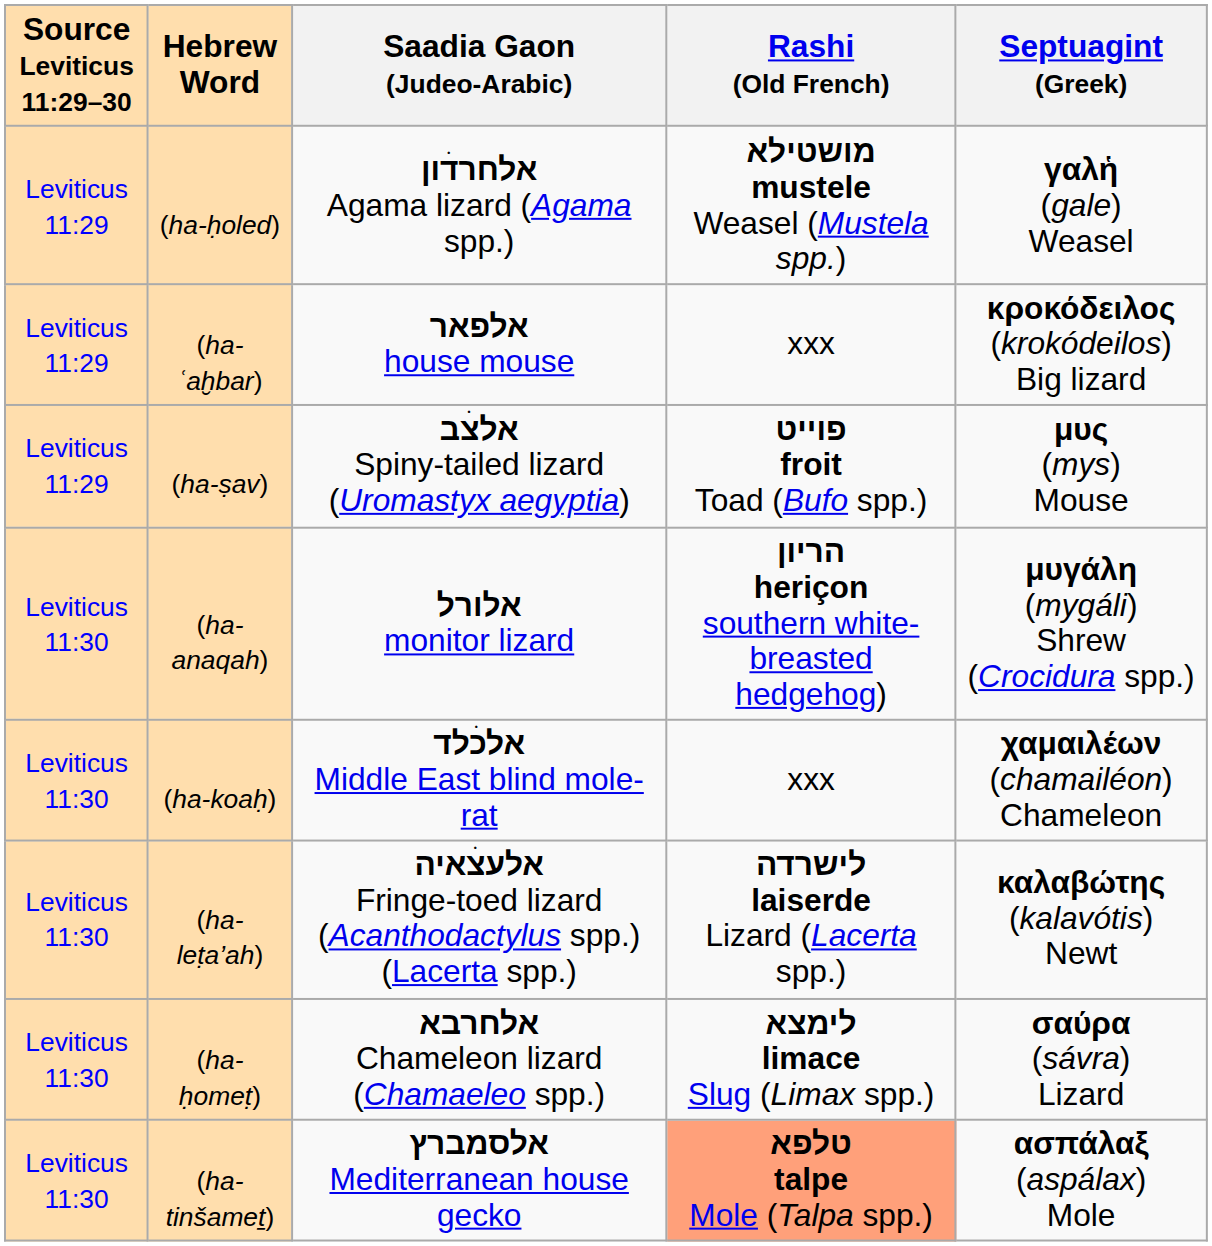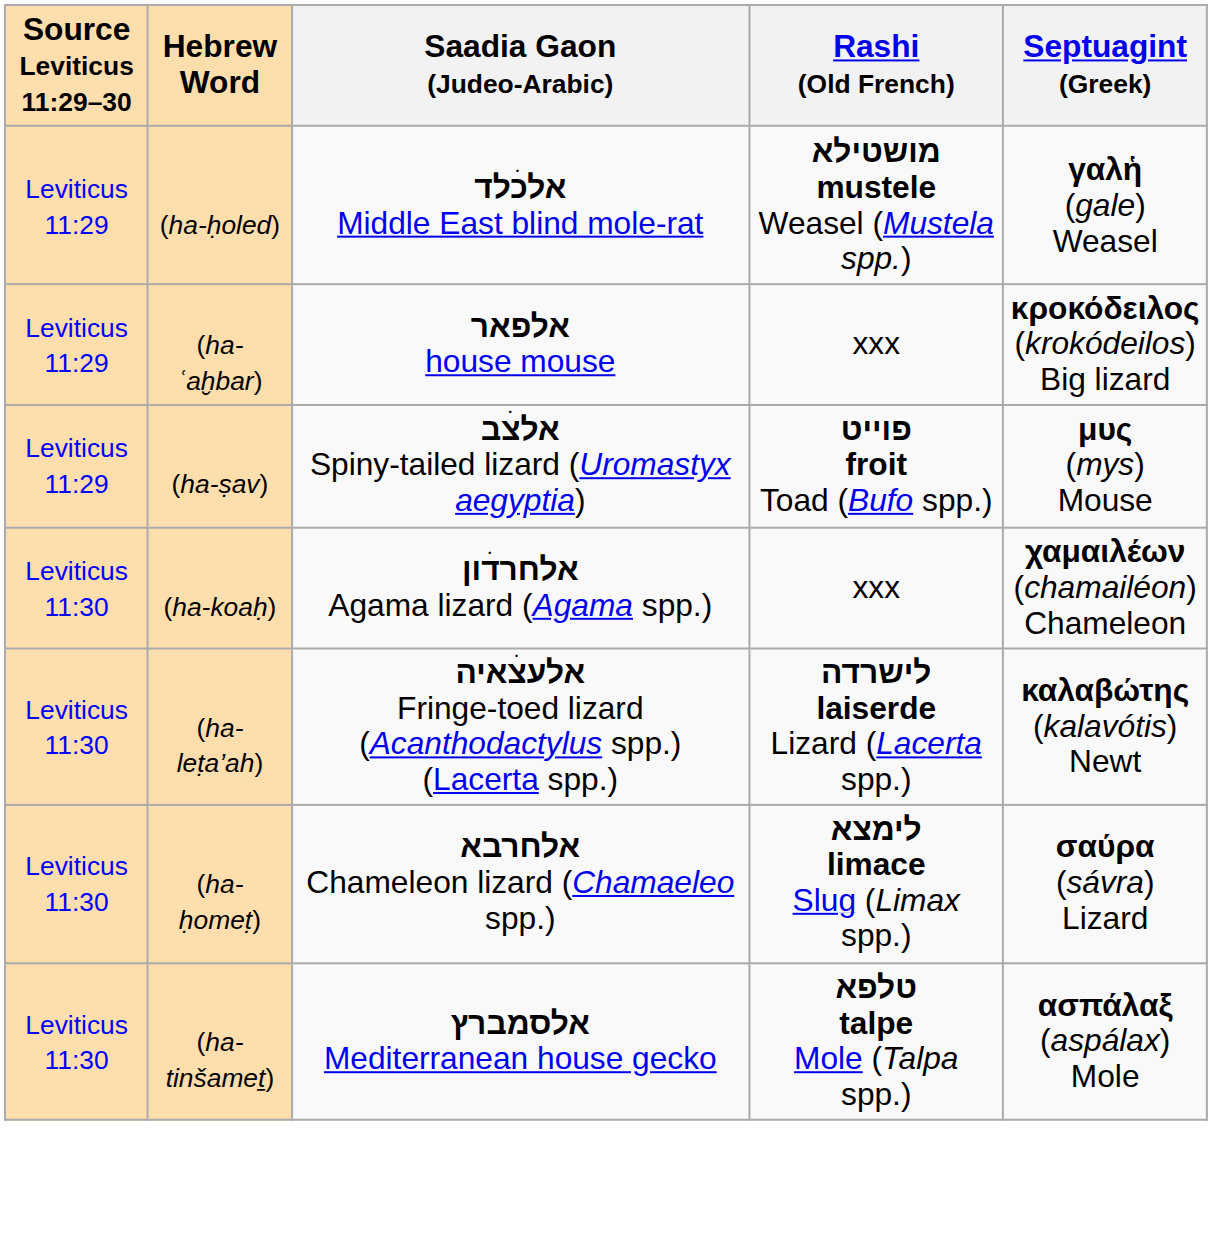(479, 204) אלחרדׄון Agama lizard (Agama spp.) -> (520, 204) אלכׄלד Middle East blind mole-rat
- row: (220, 642)
(479, 779) אלכׄלד Middle East blind mole-rat -> (520, 586) אלחרדׄון Agama lizard (Agama spp.)
(811, 1180) lightsalmon background -> (876, 1040) no background
